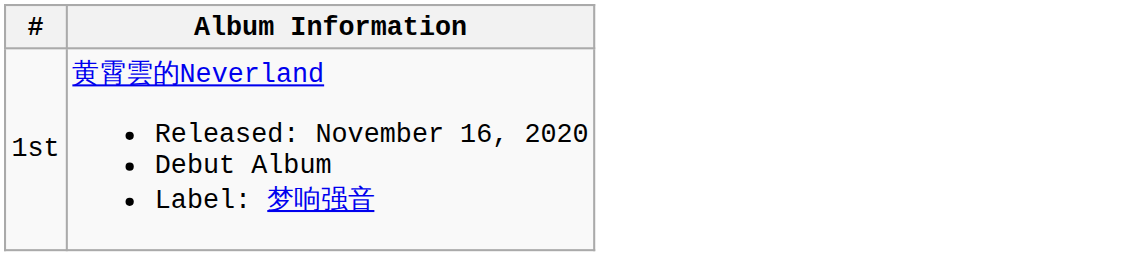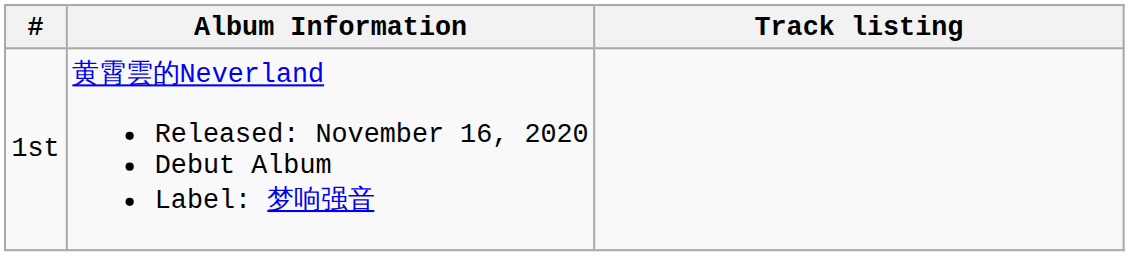+ column: (859, 27)
